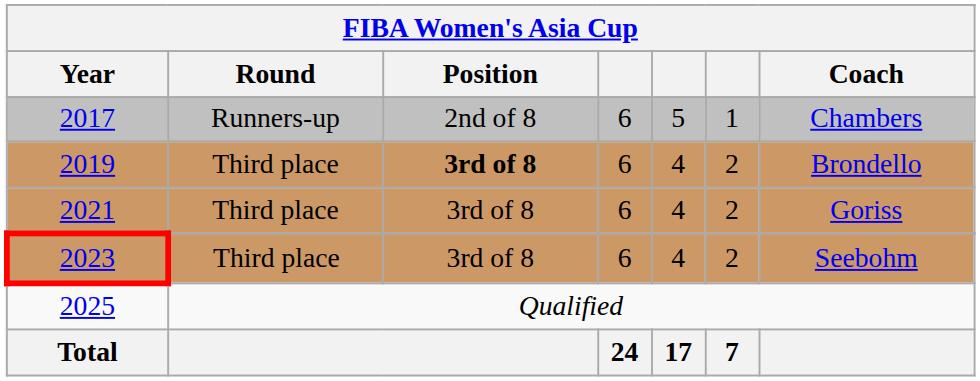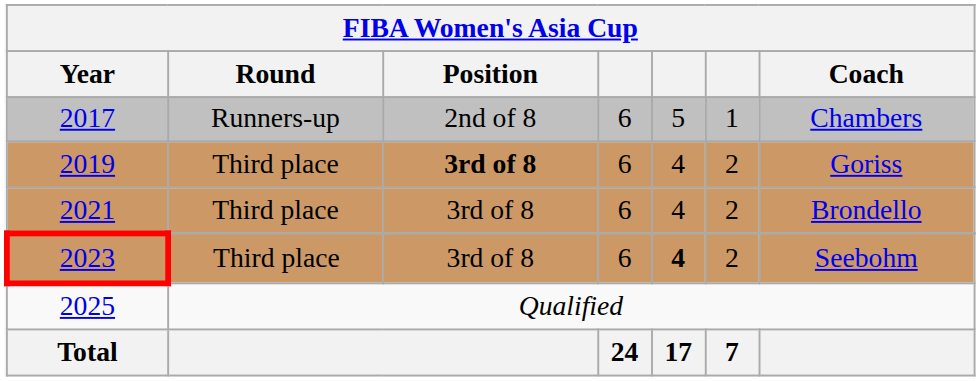(866, 164) Brondello -> (866, 164) Goriss
(866, 210) Goriss -> (866, 210) Brondello
(678, 257) normal -> (678, 257) bold
